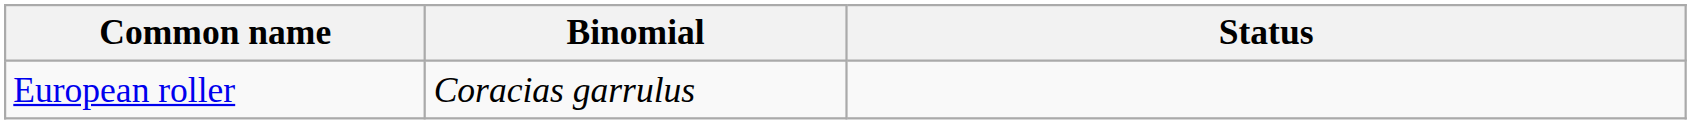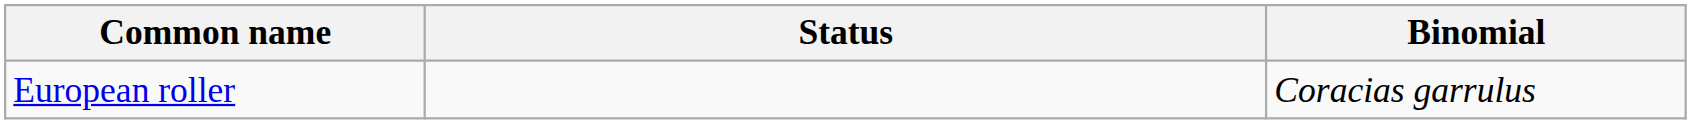columns swapped: (636, 32) <-> (1266, 32)
